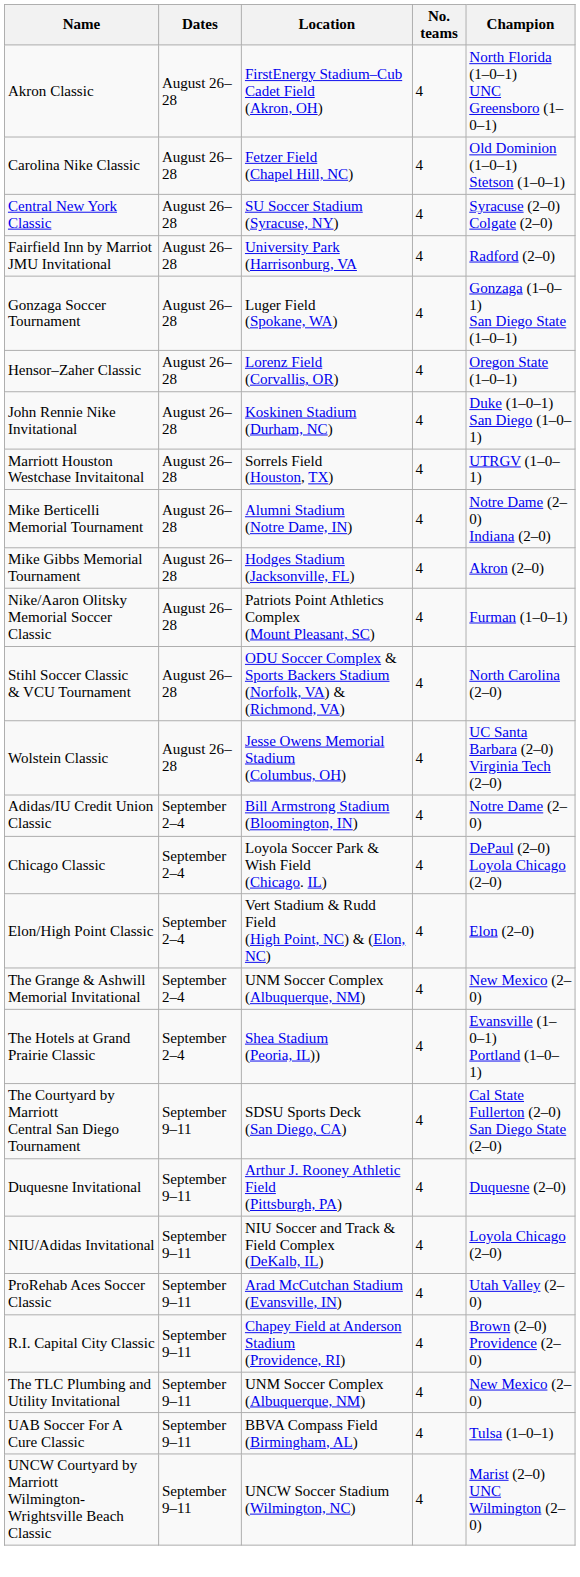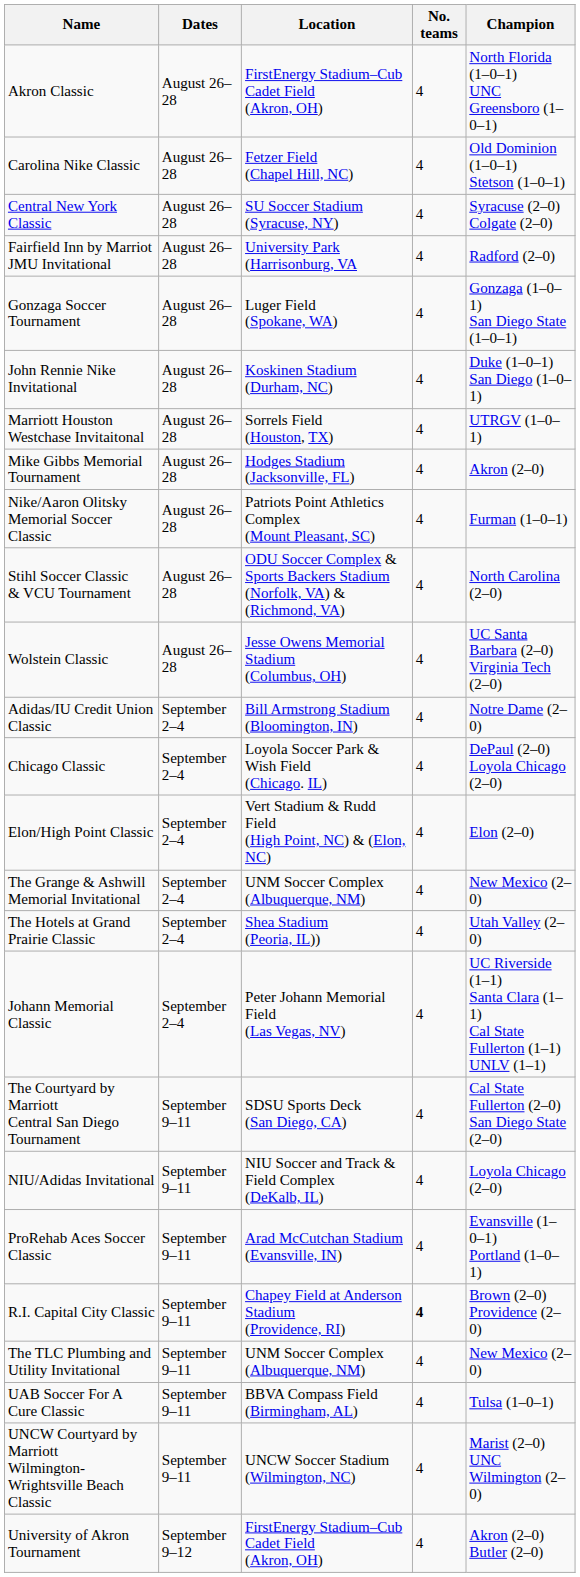- row: (75, 371)
- row: (76, 518)
(514, 1046) Evansville (1–0–1) Portland (1–0–1) -> (517, 931) Utah Valley (2–0)
+ row: (61, 1014)
- row: (75, 1187)
(517, 1294) Utah Valley (2–0) -> (514, 1246) Evansville (1–0–1) Portland (1–0–1)
(419, 1343) normal -> (419, 1312) bold
+ row: (69, 1543)
